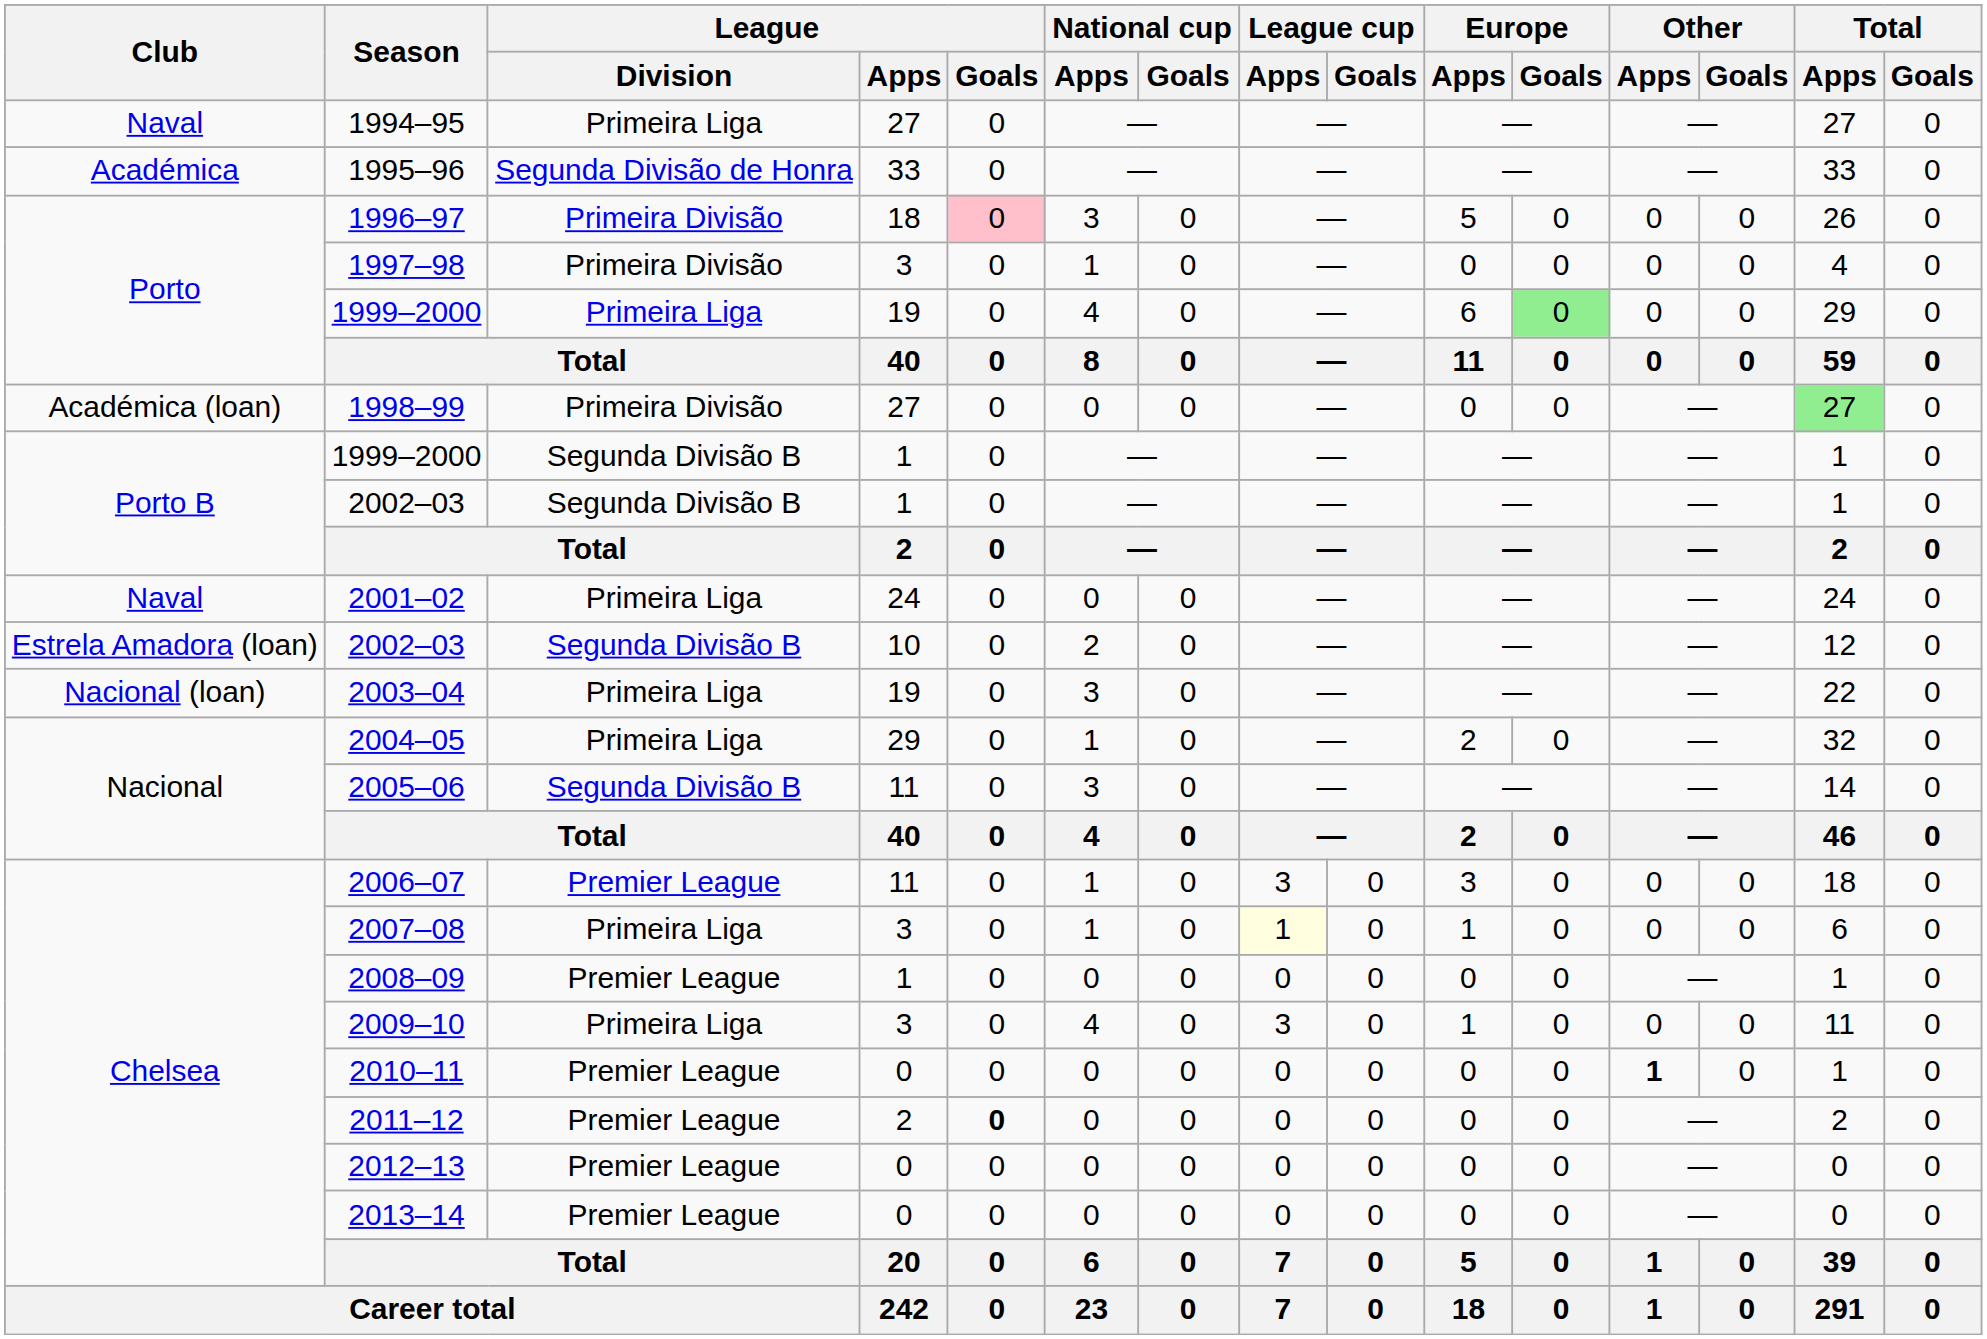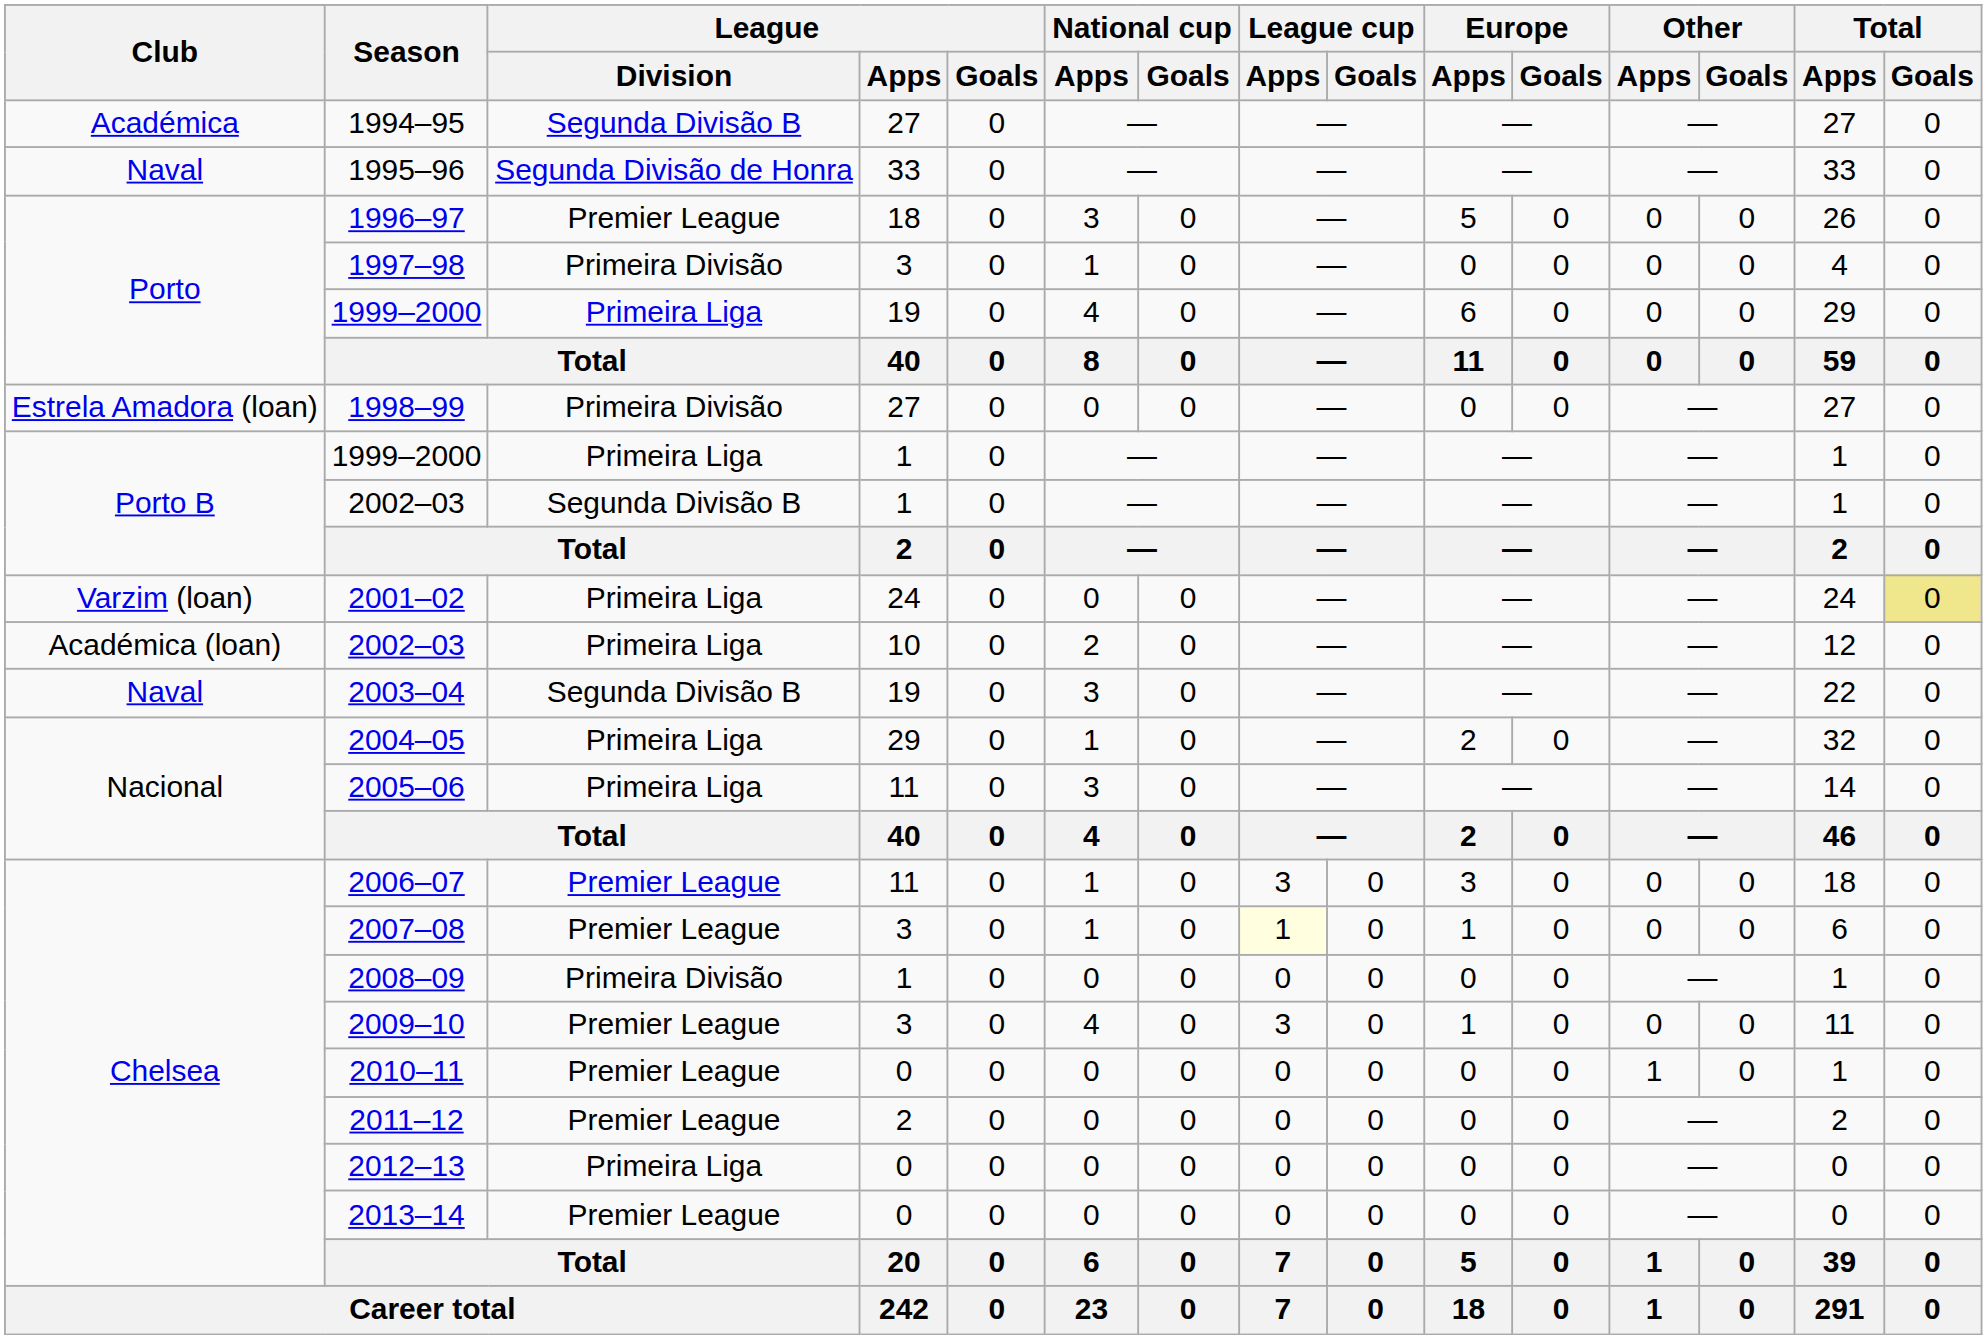(165, 123) Naval -> (165, 123) Académica
(674, 123) Primeira Liga -> (674, 123) Segunda Divisão B
(165, 170) Académica -> (165, 170) Naval
(674, 218) Primeira Divisão -> (674, 218) Premier League
(997, 218) pink background -> (997, 218) no background
(1561, 312) lightgreen background -> (1561, 312) no background
(165, 407) Académica (loan) -> (165, 407) Estrela Amadora (loan)
(1839, 407) lightgreen background -> (1839, 407) no background
(674, 455) Segunda Divisão B -> (674, 455) Primeira Liga
(165, 597) Naval -> (165, 597) Varzim (loan)
(1932, 597) no background -> (1932, 597) khaki background
(165, 645) Estrela Amadora (loan) -> (165, 645) Académica (loan)
(674, 645) Segunda Divisão B -> (674, 645) Primeira Liga
(165, 692) Nacional (loan) -> (165, 692) Naval
(674, 692) Primeira Liga -> (674, 692) Segunda Divisão B
(674, 787) Segunda Divisão B -> (674, 787) Primeira Liga
(674, 929) Primeira Liga -> (674, 929) Premier League
(674, 977) Premier League -> (674, 977) Primeira Divisão
(674, 1024) Primeira Liga -> (674, 1024) Premier League
(1654, 1072) bold -> (1654, 1072) normal
(997, 1119) bold -> (997, 1119) normal
(674, 1167) Premier League -> (674, 1167) Primeira Liga
